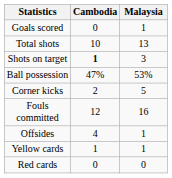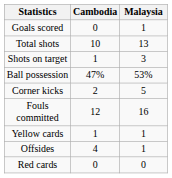(95, 59) bold -> (95, 59) normal
rows swapped: (38, 133) <-> (38, 149)
